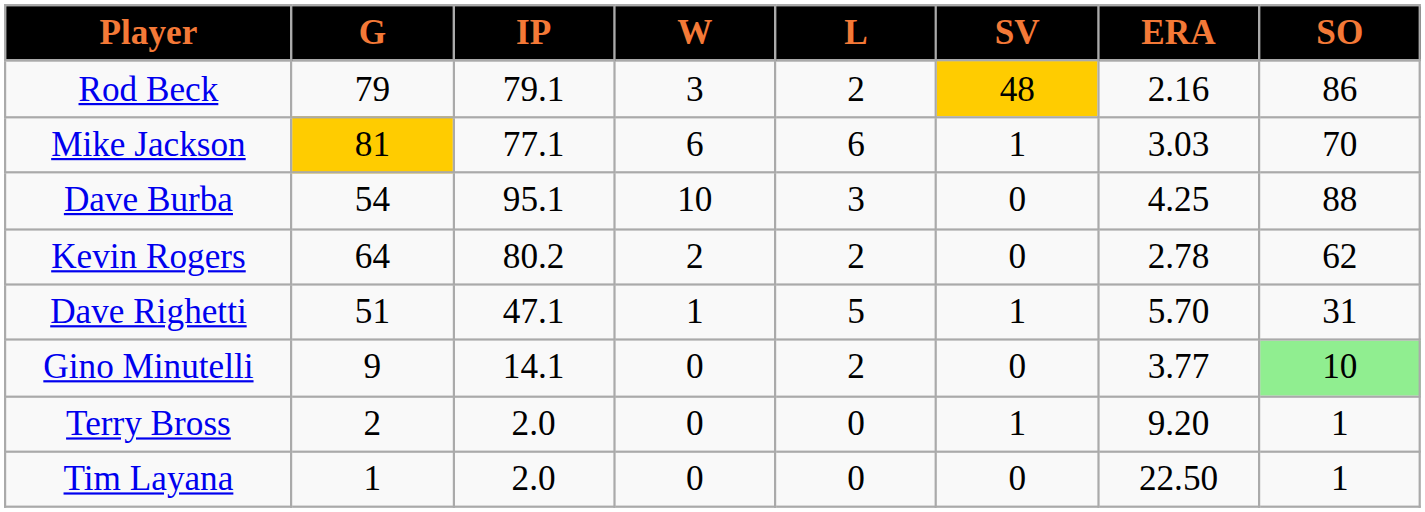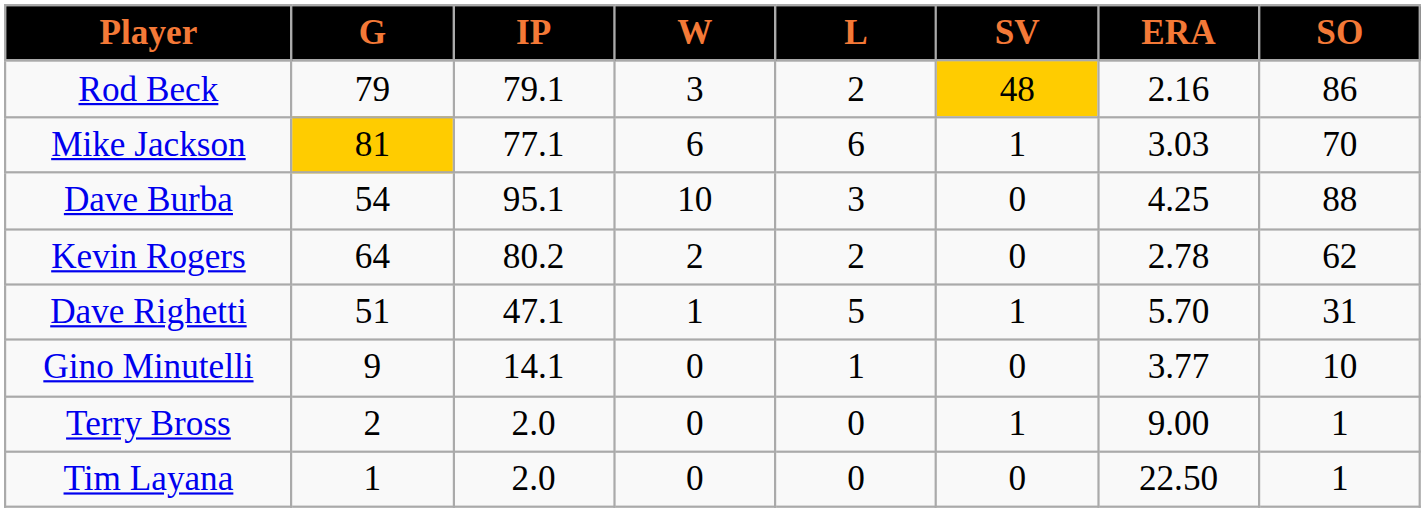(856, 367) 2 -> (856, 367) 1
(1340, 367) lightgreen background -> (1340, 367) no background
(1178, 423) 9.20 -> (1178, 423) 9.00
